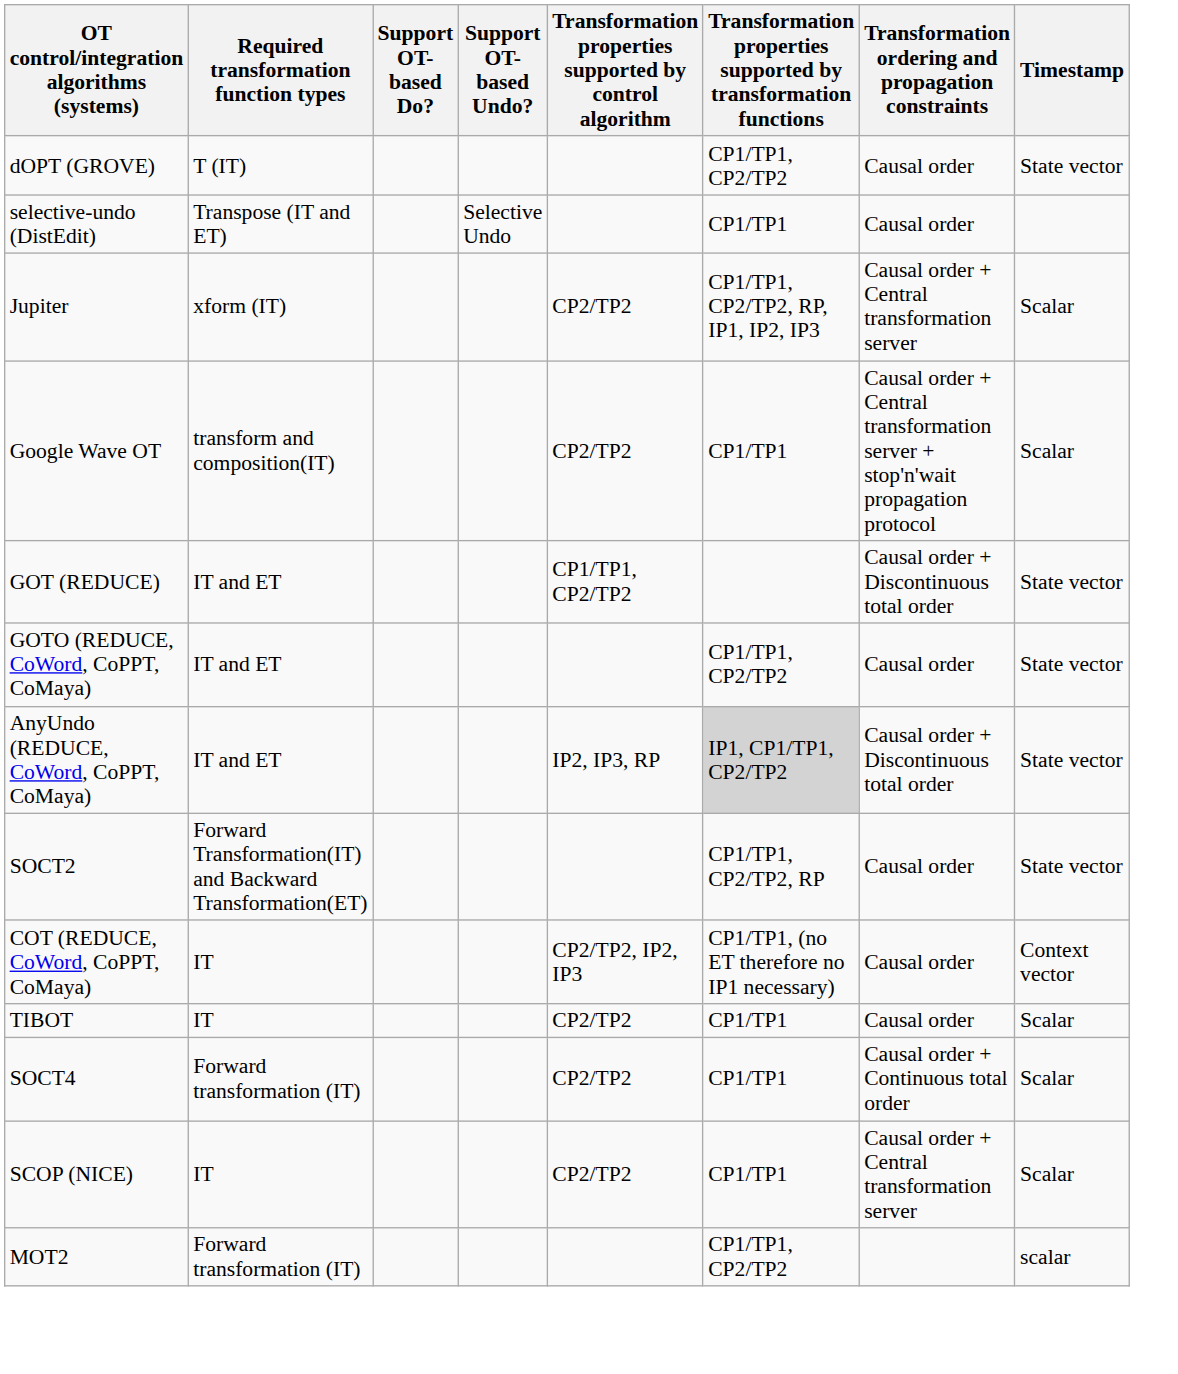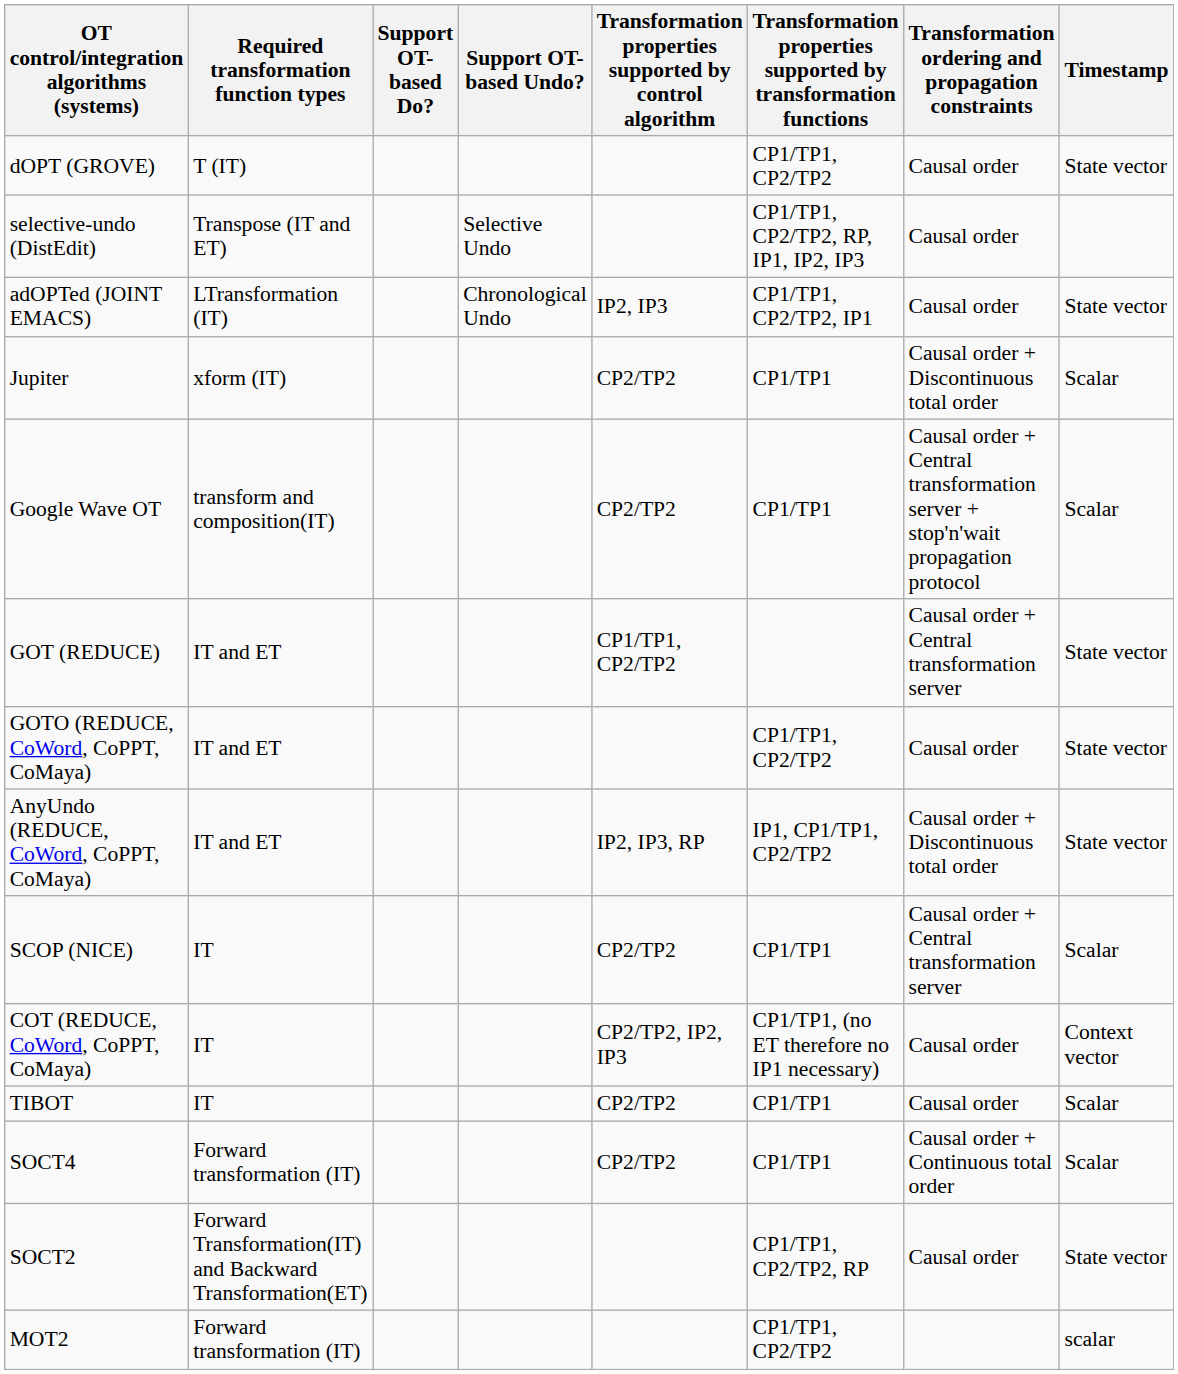(748, 223) CP1/TP1 -> (812, 235) CP1/TP1, CP2/TP2, RP, IP1, IP2, IP3
+ row: (86, 306)
(768, 306) CP1/TP1, CP2/TP2, RP, IP1, IP2, IP3 -> (792, 377) CP1/TP1
(928, 306) Causal order + Central transformation server -> (972, 377) Causal order + Discontinuous total order
(928, 581) Causal order + Discontinuous total order -> (972, 652) Causal order + Central transformation server
(771, 759) lightgrey background -> (815, 842) no background
rows swapped: (71, 1173) <-> (43, 866)
